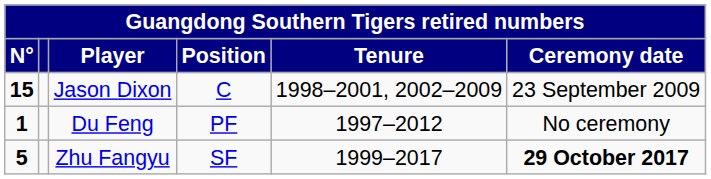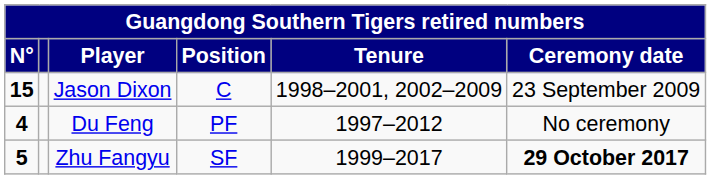(22, 124) 1 -> (22, 124) 4
